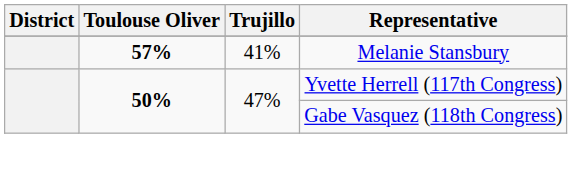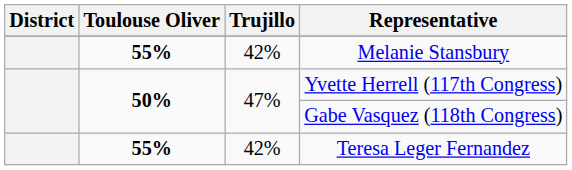(152, 52) 57% -> (152, 52) 55%
(262, 52) 41% -> (262, 52) 42%
+ row: (433, 148)
